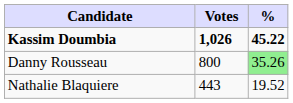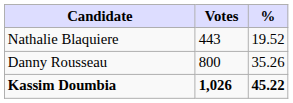rows swapped: (62, 39) <-> (63, 86)
(268, 62) lightgreen background -> (268, 62) no background
